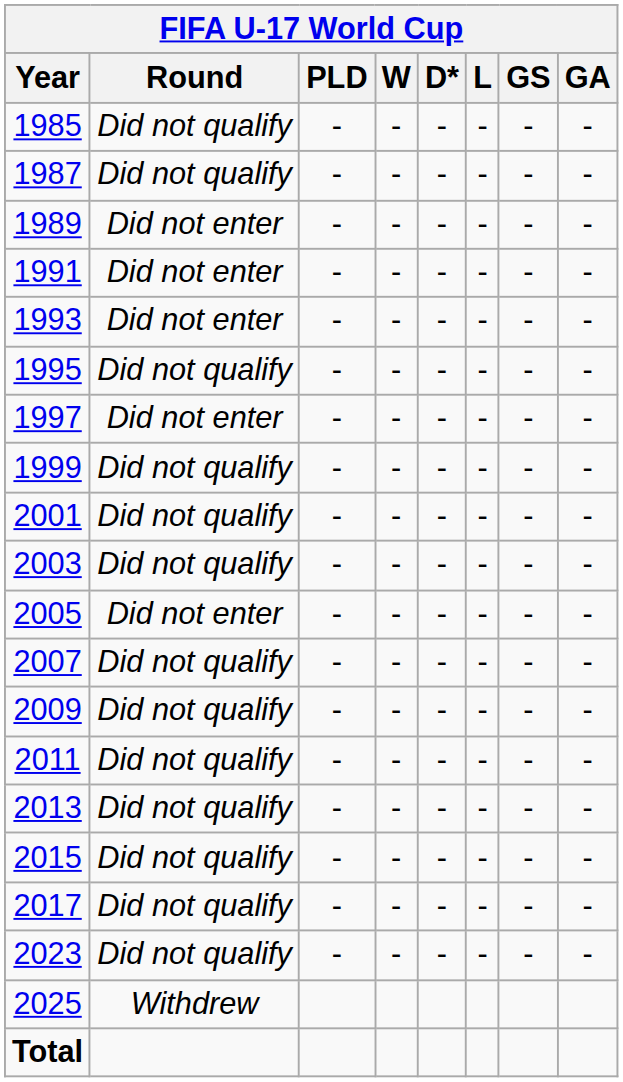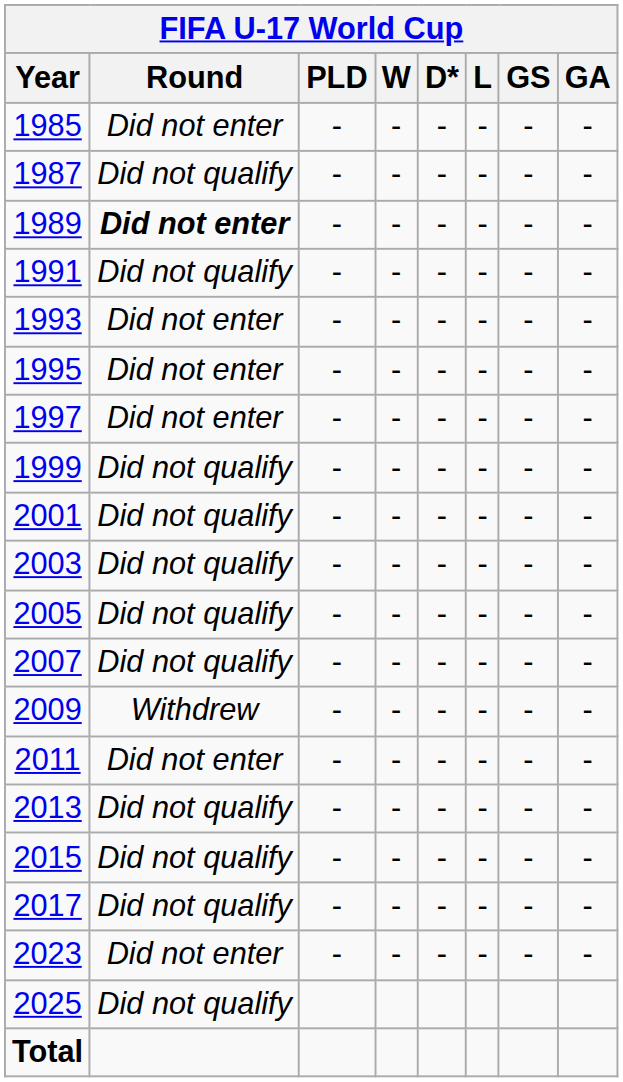(195, 126) Did not qualify -> (195, 126) Did not enter
(195, 223) normal -> (195, 223) bold
(195, 272) Did not enter -> (195, 272) Did not qualify
(195, 369) Did not qualify -> (195, 369) Did not enter
(195, 613) Did not enter -> (195, 613) Did not qualify
(195, 710) Did not qualify -> (195, 710) Withdrew
(195, 759) Did not qualify -> (195, 759) Did not enter
(195, 954) Did not qualify -> (195, 954) Did not enter
(195, 1003) Withdrew -> (195, 1003) Did not qualify
